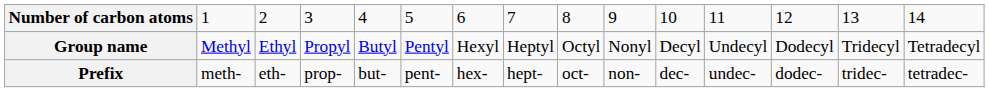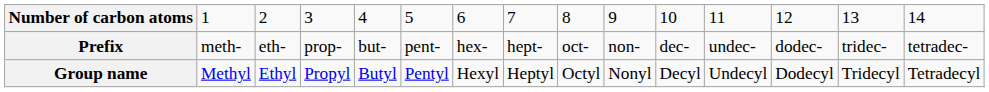rows swapped: (101, 73) <-> (101, 45)
